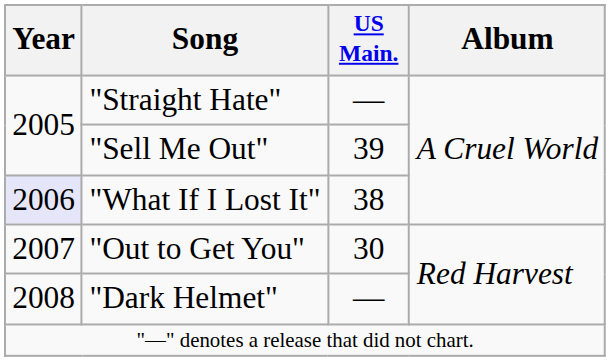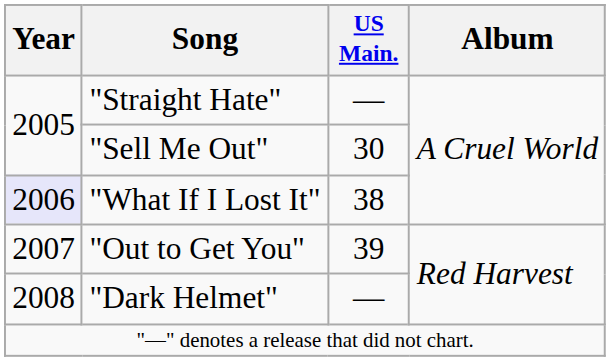(369, 149) 39 -> (369, 149) 30
(369, 248) 30 -> (369, 248) 39
